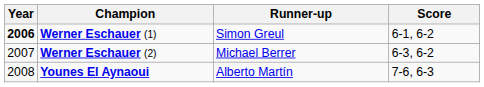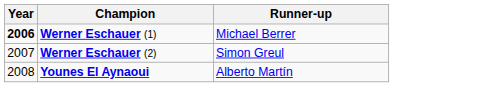- column: (434, 14)
(250, 34) Simon Greul -> (256, 34) Michael Berrer
(256, 53) Michael Berrer -> (250, 53) Simon Greul
